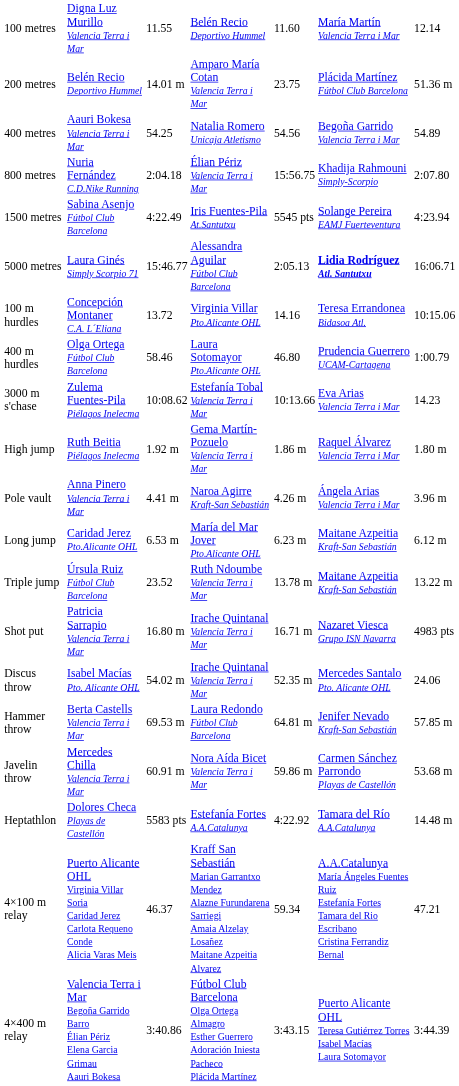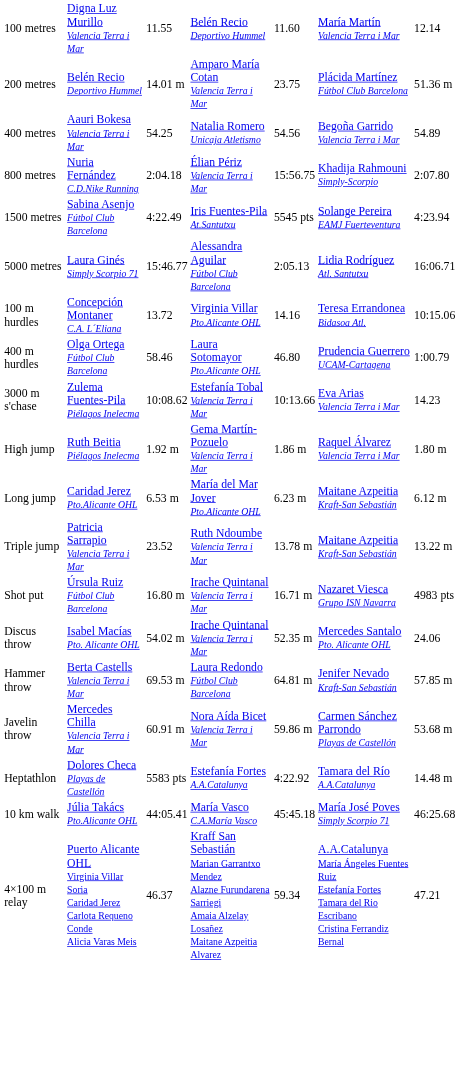(359, 266) bold -> (356, 266) normal
- row: (28, 497)
(95, 582) Úrsula Ruiz Fútbol Club Barcelona -> (98, 546) Patricia Sarrapio Valencia Terra i Mar
(98, 631) Patricia Sarrapio Valencia Terra i Mar -> (95, 595) Úrsula Ruiz Fútbol Club Barcelona
+ row: (32, 814)
- row: (25, 1030)
